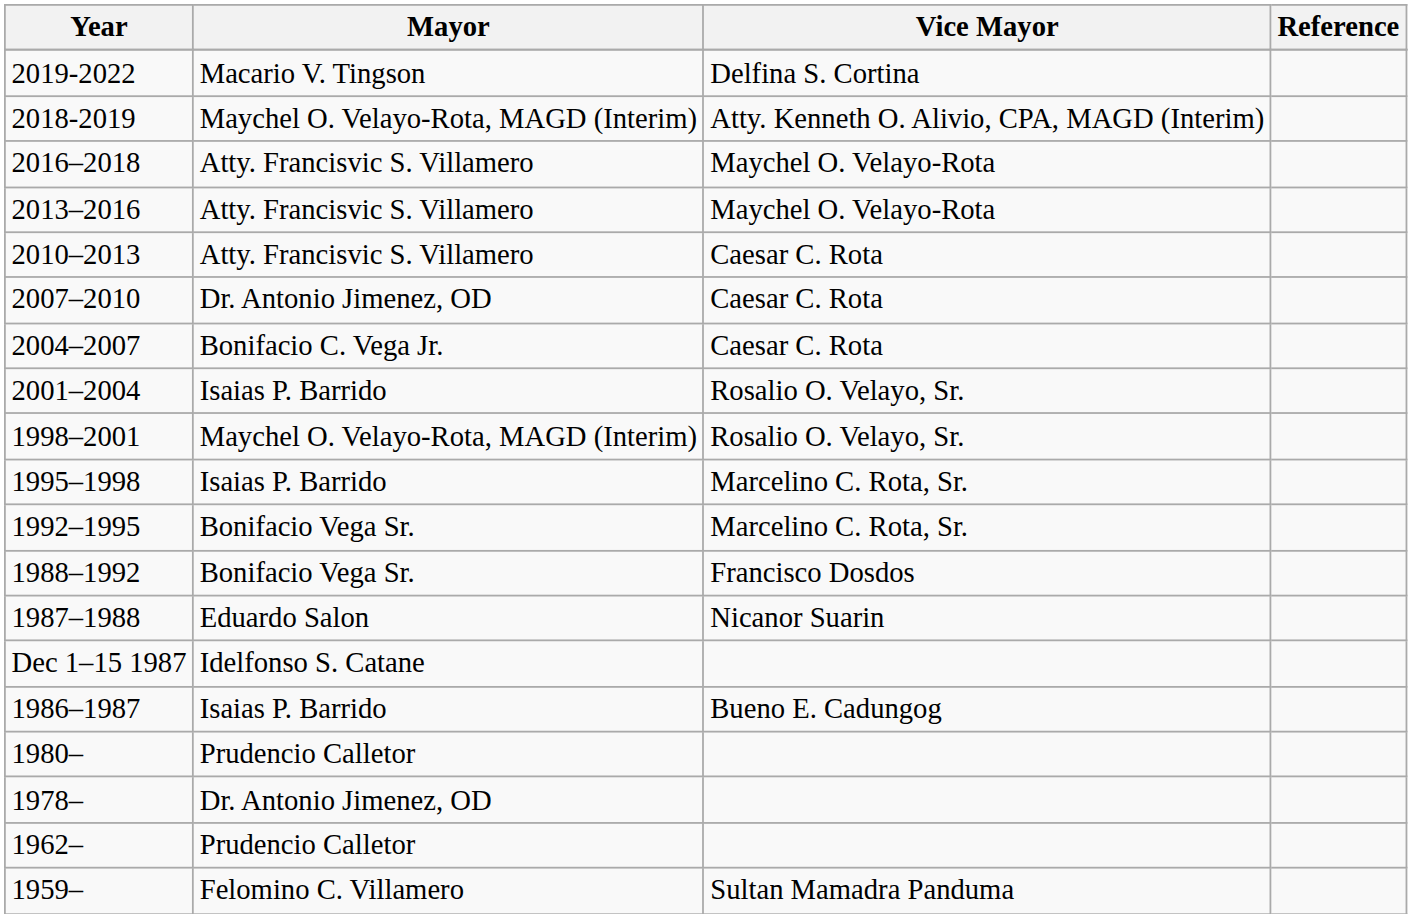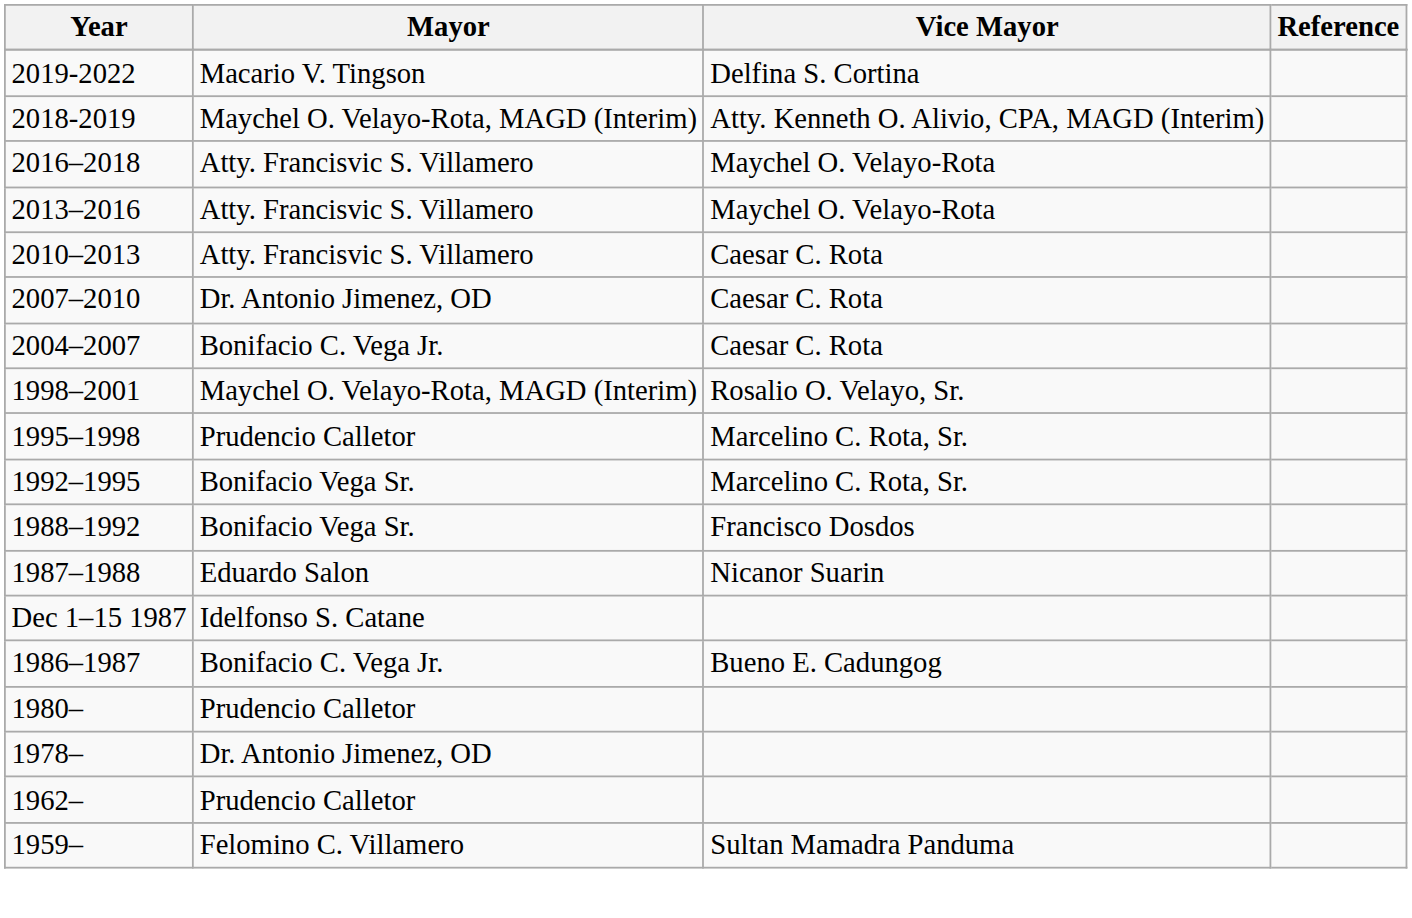- row: (76, 390)
(293, 481) Isaias P. Barrido -> (307, 436) Prudencio Calletor
(293, 708) Isaias P. Barrido -> (322, 663) Bonifacio C. Vega Jr.
